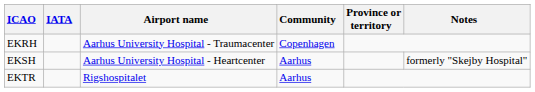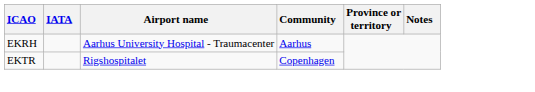(307, 43) Copenhagen -> (295, 43) Aarhus
- row: (21, 60)
(295, 78) Aarhus -> (307, 60) Copenhagen
